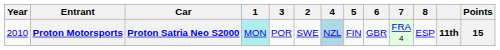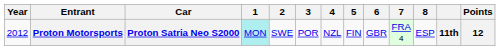columns swapped: (308, 12) <-> (282, 12)
(17, 32) 2010 -> (17, 32) 2012
(332, 32) lightblue background -> (332, 32) no background
(478, 32) 15 -> (478, 32) 12
